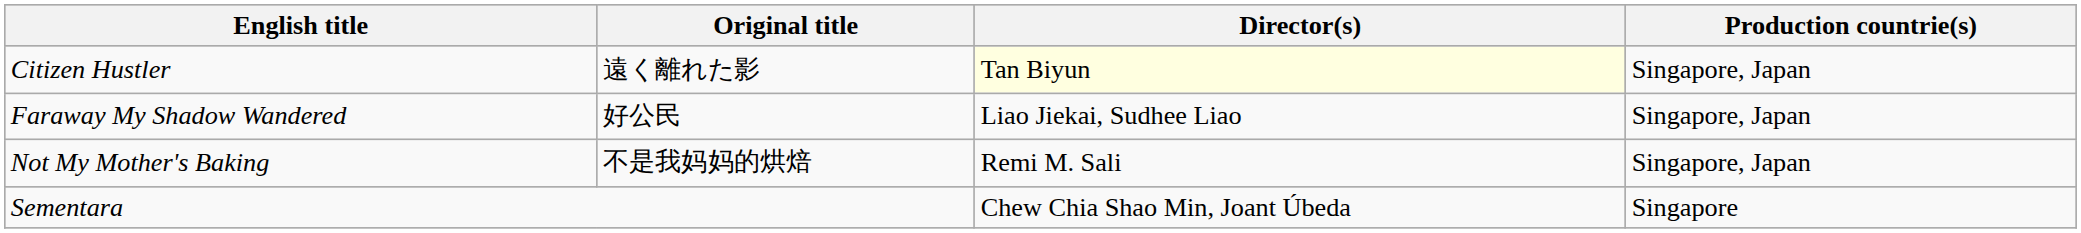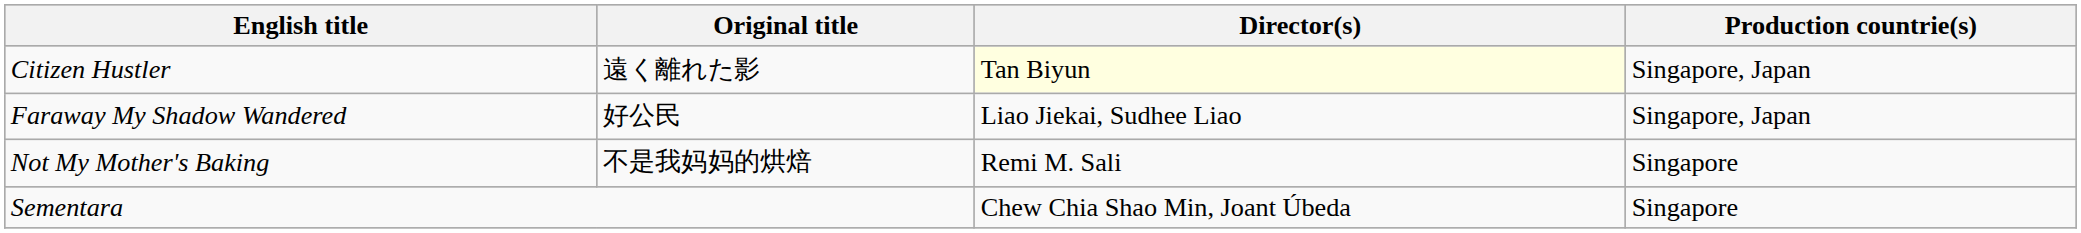(1721, 162) Singapore, Japan -> (1685, 162) Singapore
